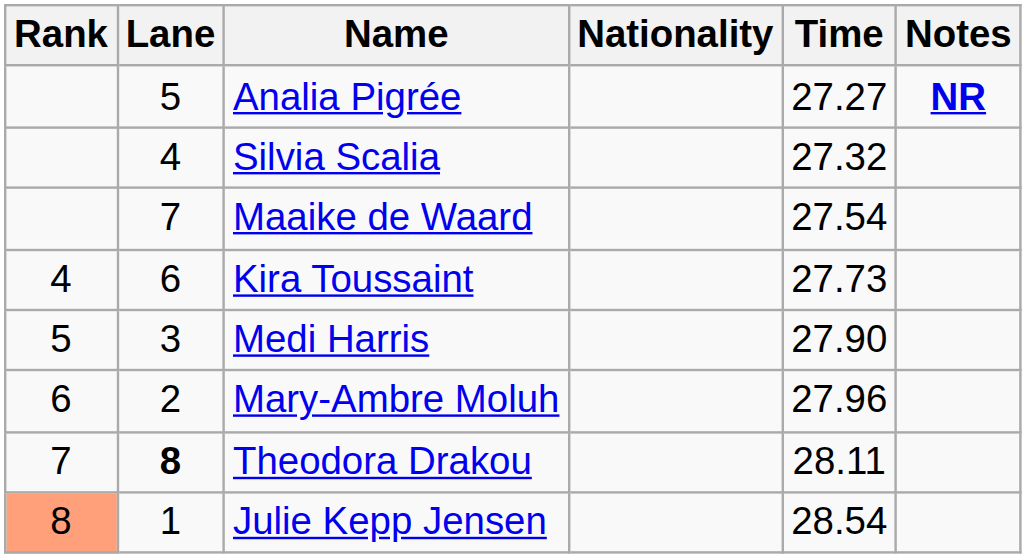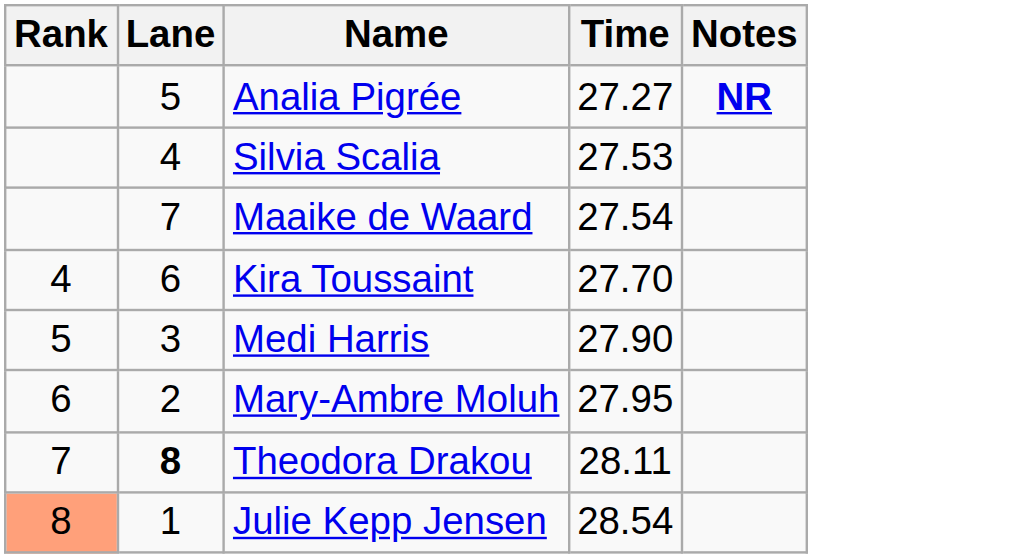- column: (675, 34)
(839, 156) 27.32 -> (625, 156) 27.53
(839, 278) 27.73 -> (625, 278) 27.70
(839, 400) 27.96 -> (625, 400) 27.95
